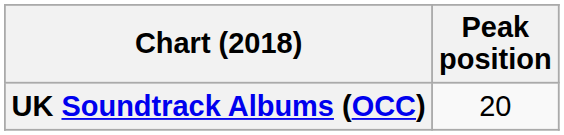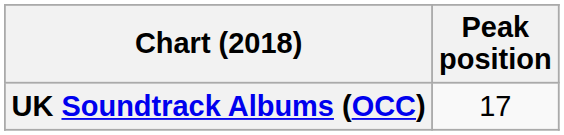(495, 105) 20 -> (495, 105) 17
